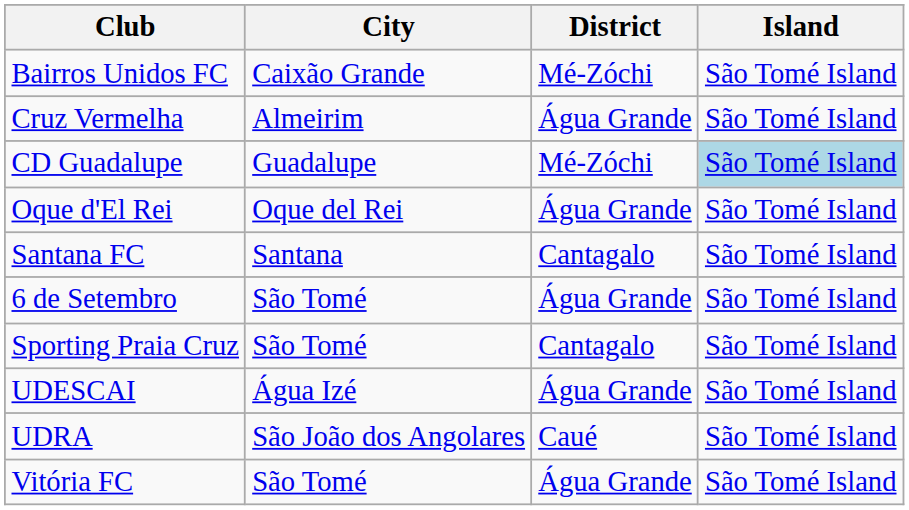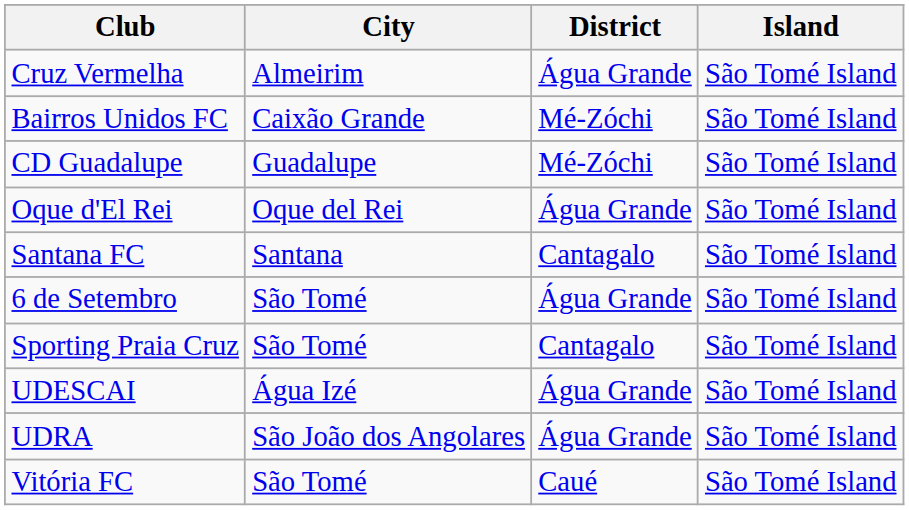rows swapped: (120, 72) <-> (98, 118)
(801, 163) lightblue background -> (801, 163) no background
(568, 436) Caué -> (615, 436) Água Grande
(615, 481) Água Grande -> (568, 481) Caué
